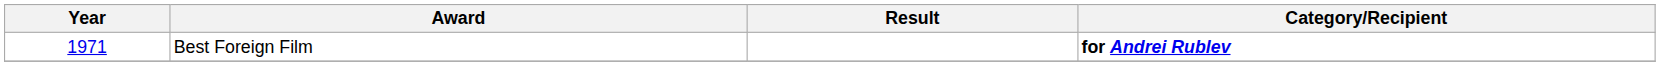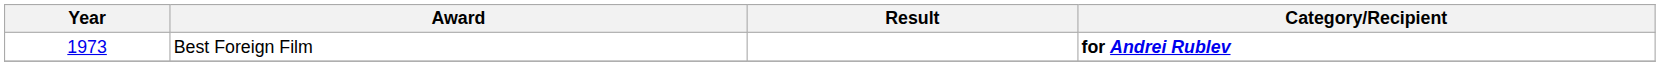(87, 46) 1971 -> (87, 46) 1973
